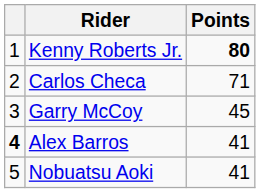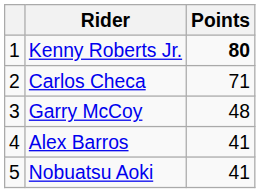(239, 112) 45 -> (239, 112) 48
(14, 142) bold -> (14, 142) normal
